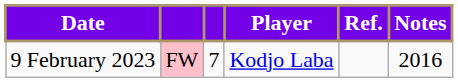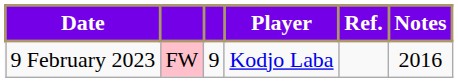(214, 59) 7 -> (214, 59) 9
